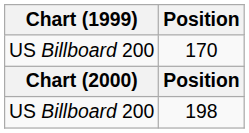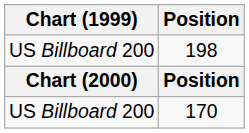rows swapped: (201, 50) <-> (201, 111)
